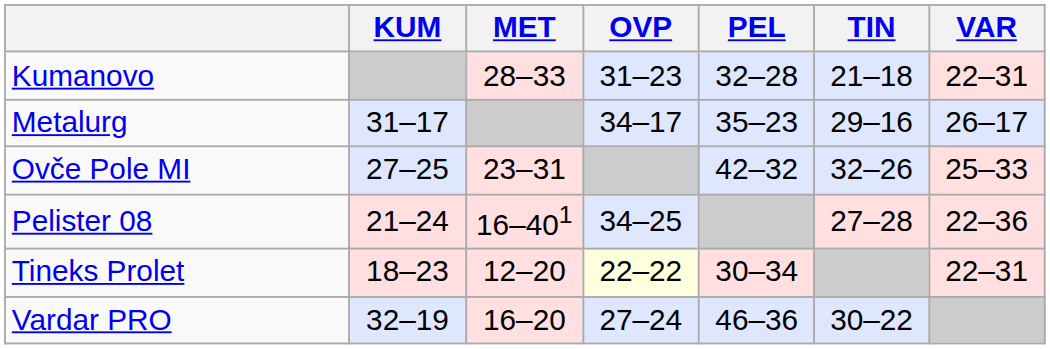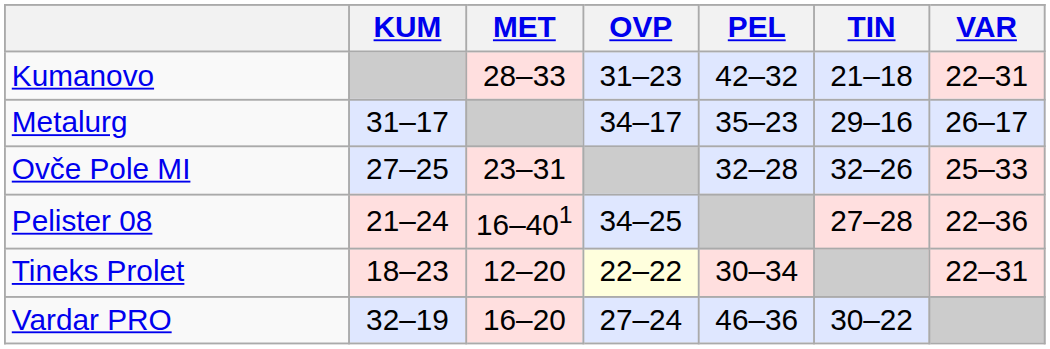(757, 75) 32–28 -> (757, 75) 42–32
(757, 169) 42–32 -> (757, 169) 32–28
